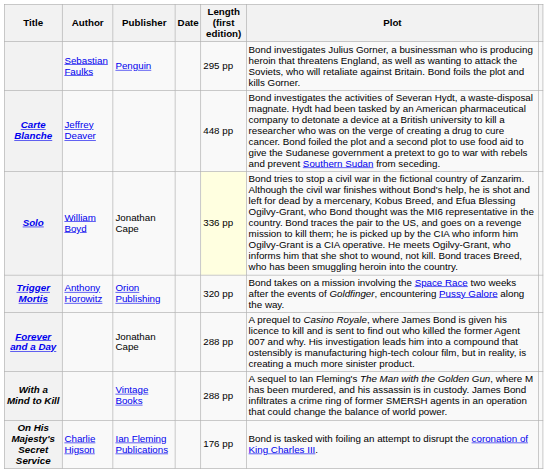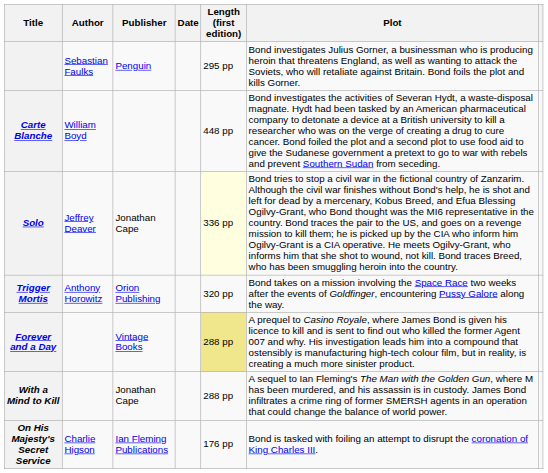(80, 131) Jeffrey Deaver -> (80, 131) William Boyd
(80, 223) William Boyd -> (80, 223) Jeffrey Deaver
(136, 342) Jonathan Cape -> (132, 342) Vintage Books
(218, 342) no background -> (218, 342) khaki background
(132, 396) Vintage Books -> (136, 396) Jonathan Cape
